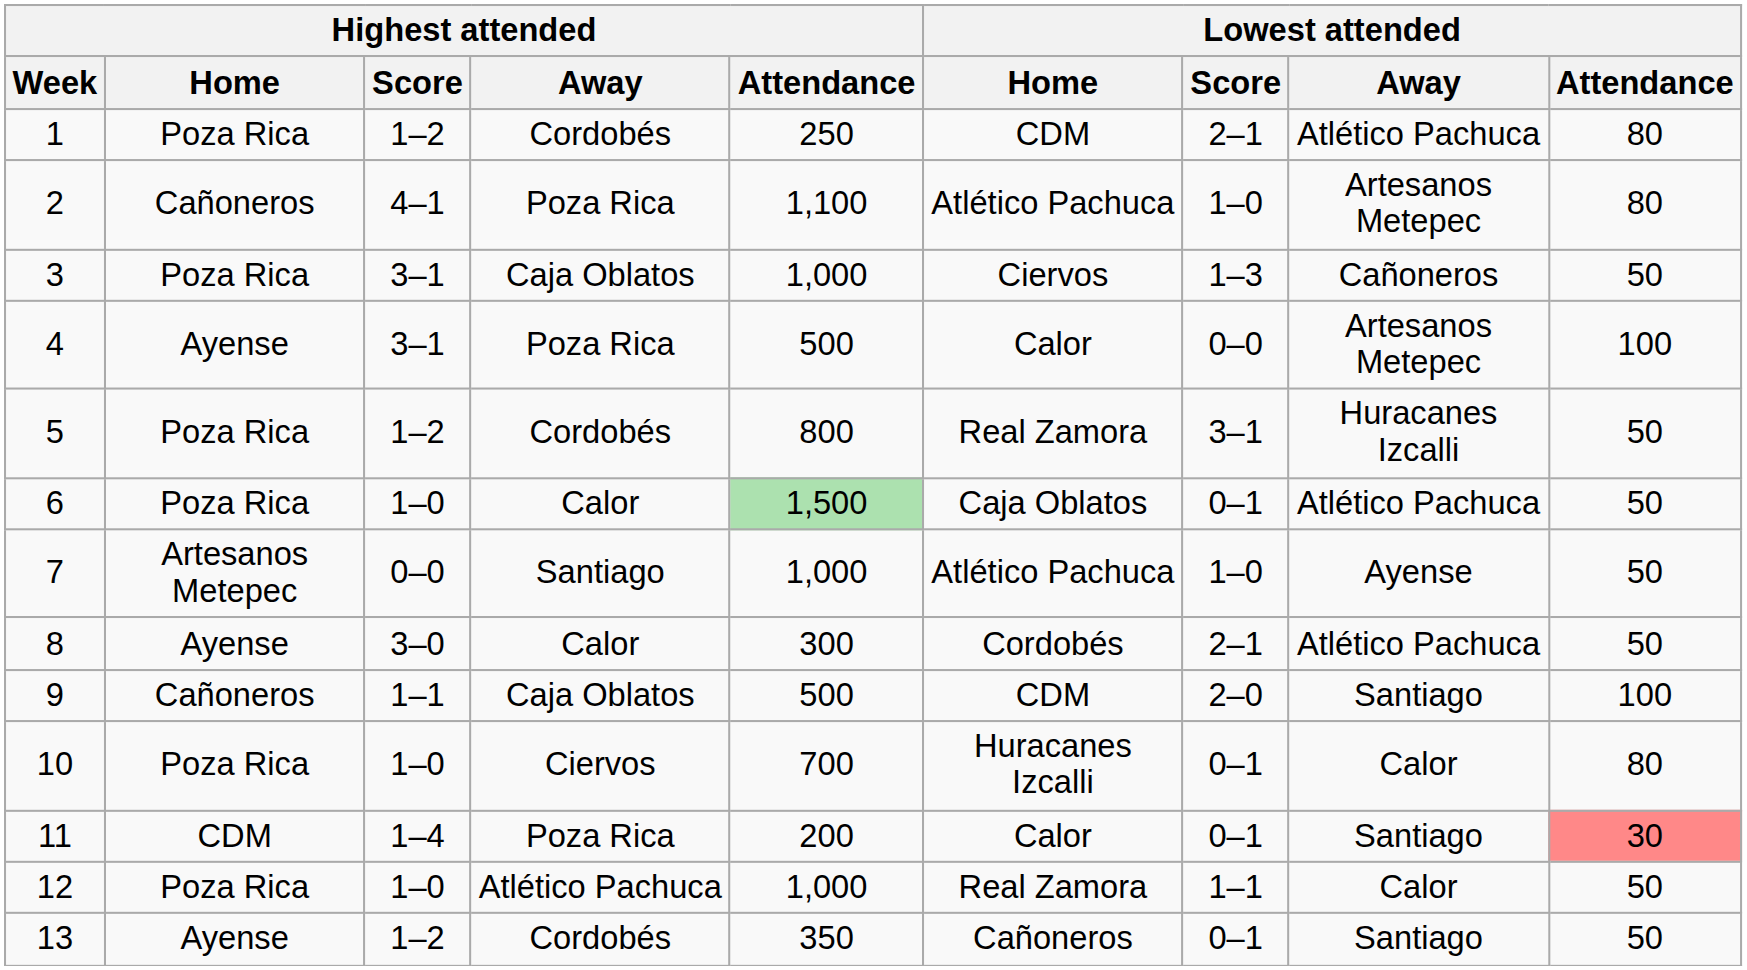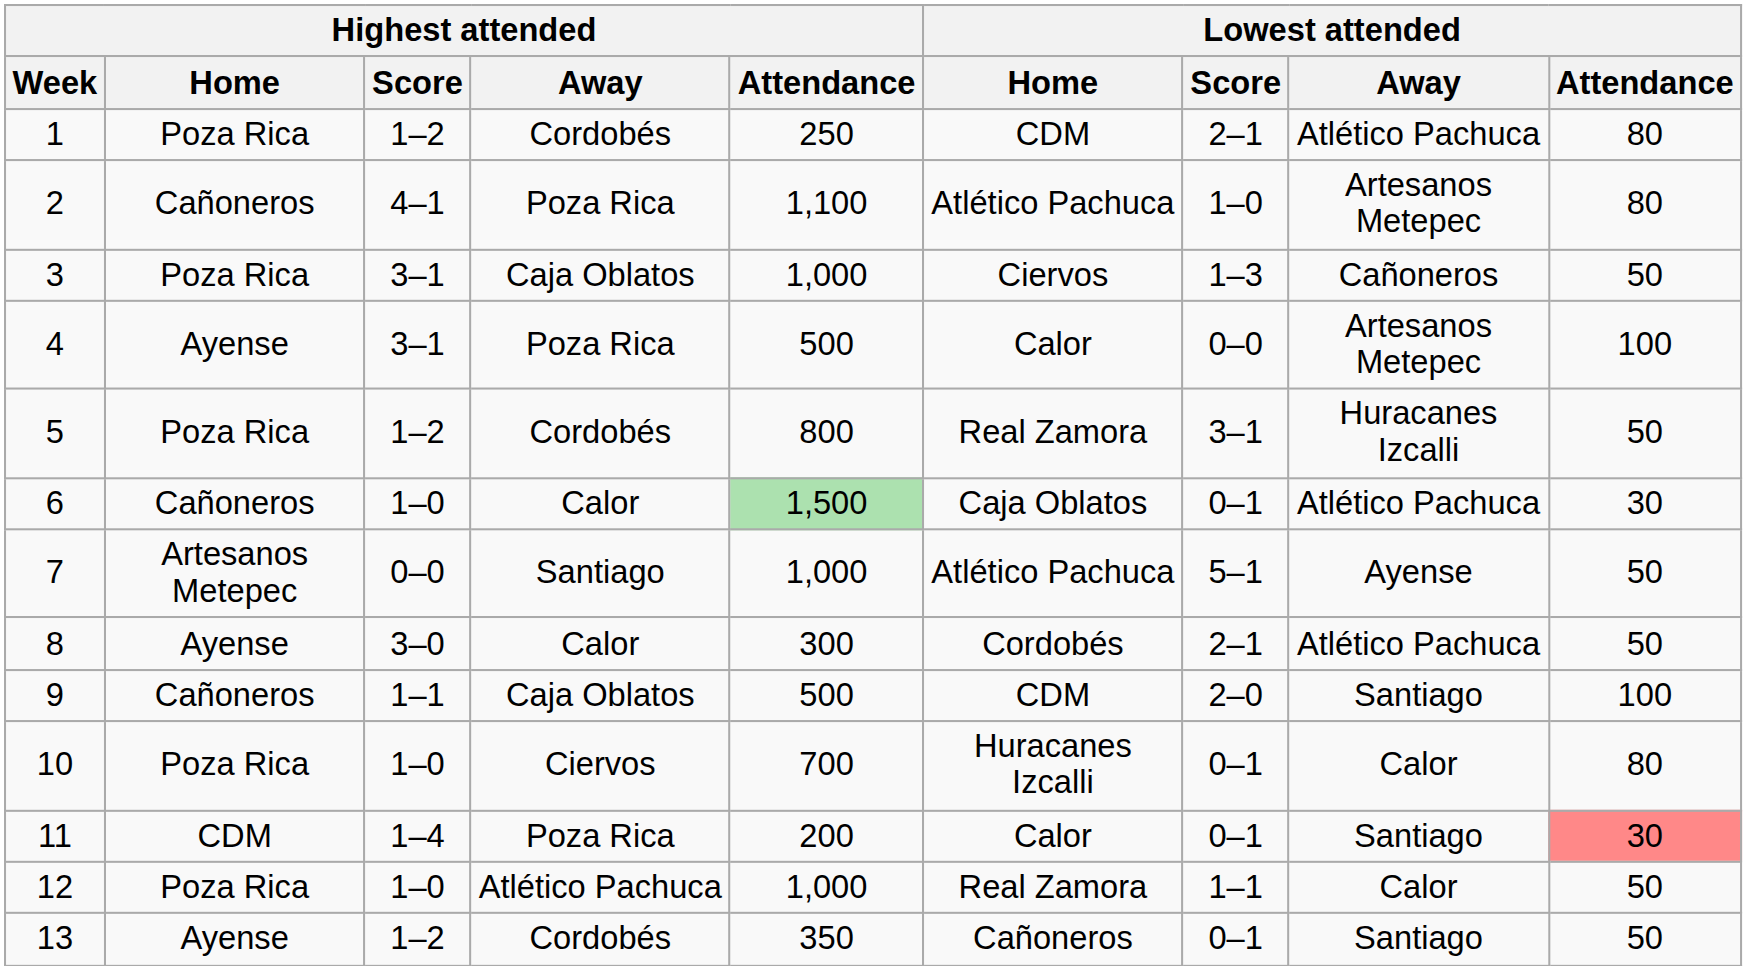(235, 502) Poza Rica -> (235, 502) Cañoneros
(1645, 502) 50 -> (1645, 502) 30
(1236, 573) 1–0 -> (1236, 573) 5–1
